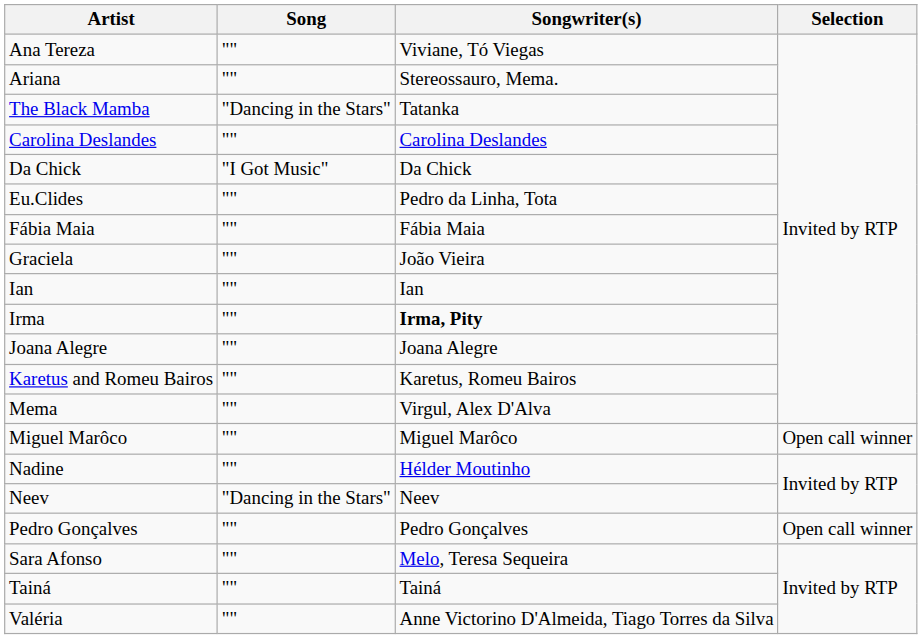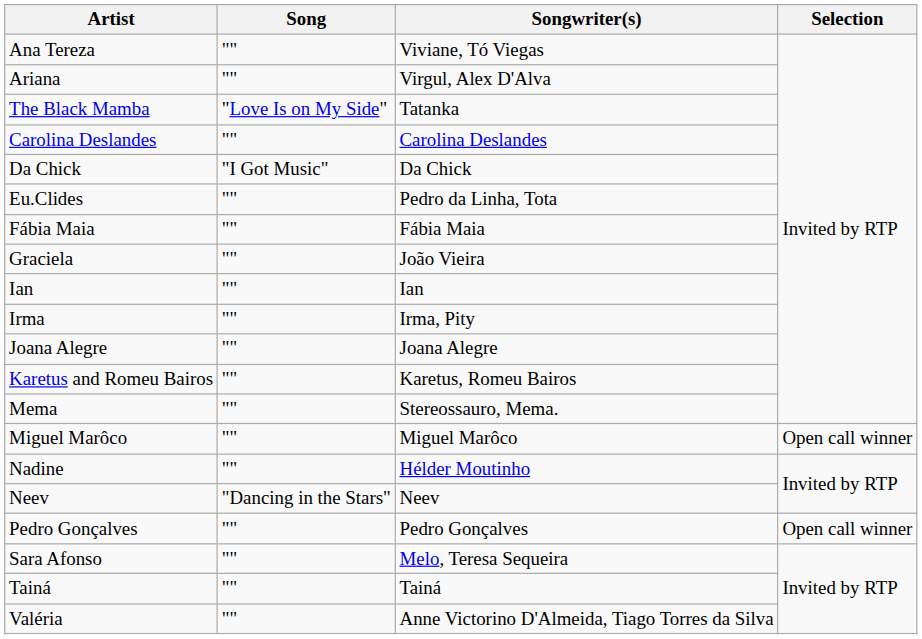(479, 79) Stereossauro, Mema. -> (475, 79) Virgul, Alex D'Alva
(306, 109) "Dancing in the Stars" -> (304, 109) "Love Is on My Side"
(441, 318) bold -> (437, 318) normal
(475, 408) Virgul, Alex D'Alva -> (479, 408) Stereossauro, Mema.
